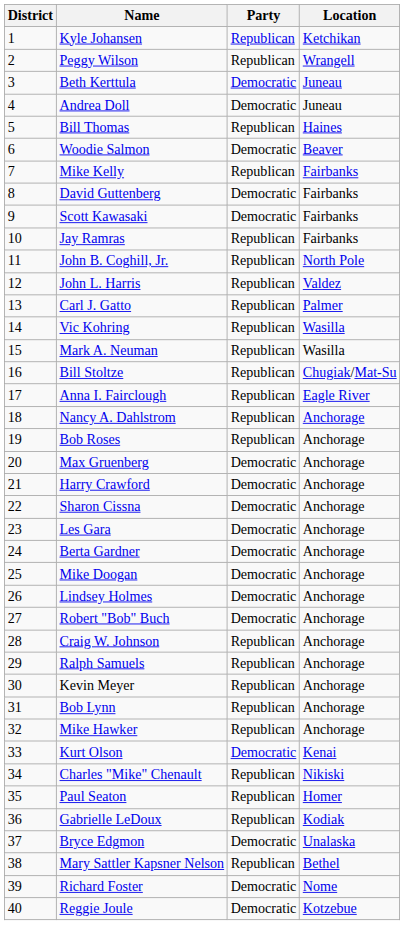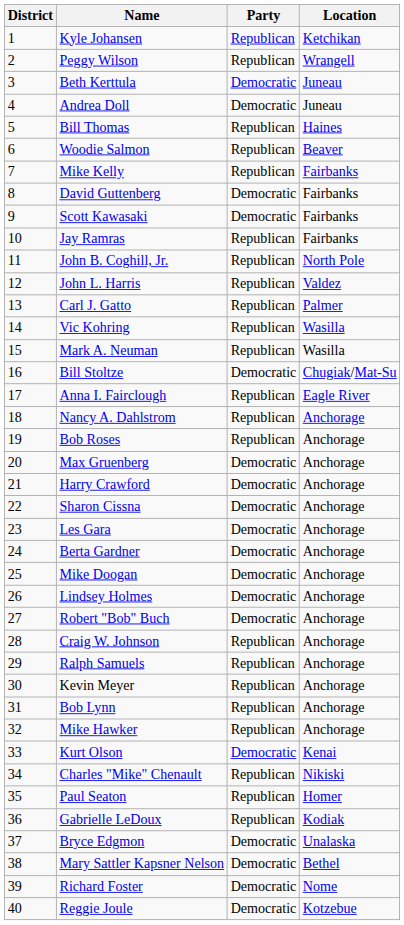(263, 149) Democratic -> (263, 149) Republican
(263, 372) Republican -> (263, 372) Democratic
(263, 864) Republican -> (263, 864) Democratic
